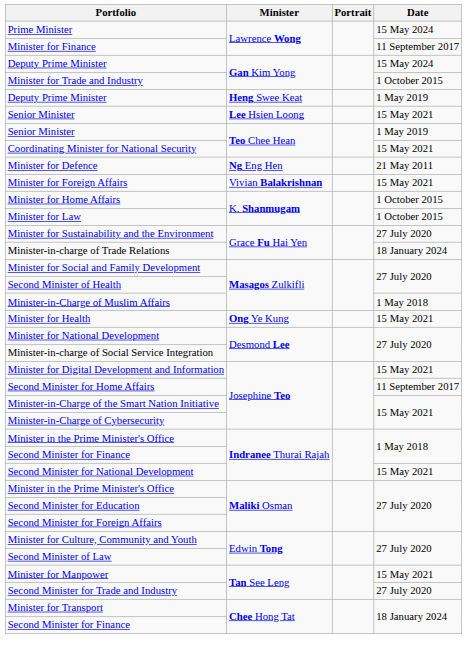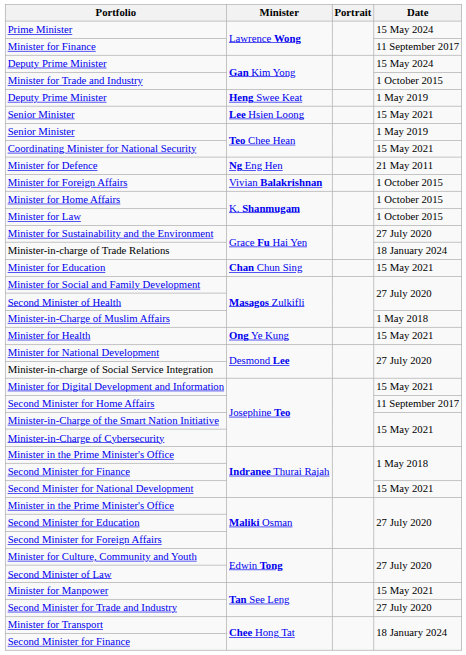(405, 183) 15 May 2021 -> (410, 183) 1 October 2015
+ row: (56, 268)
